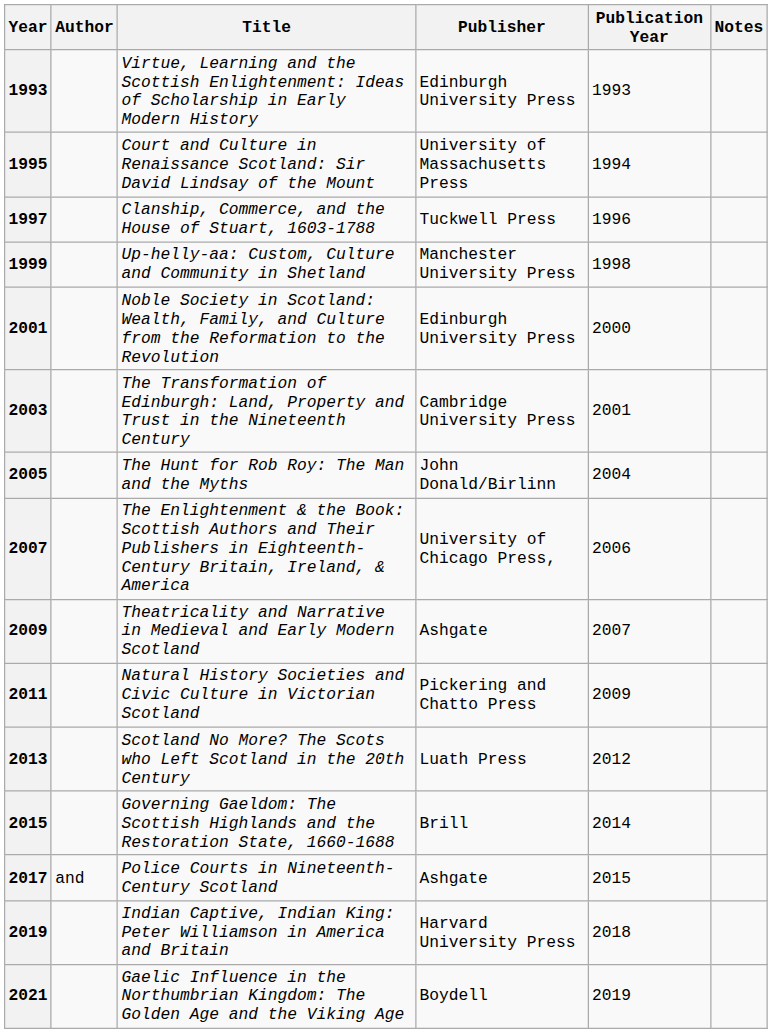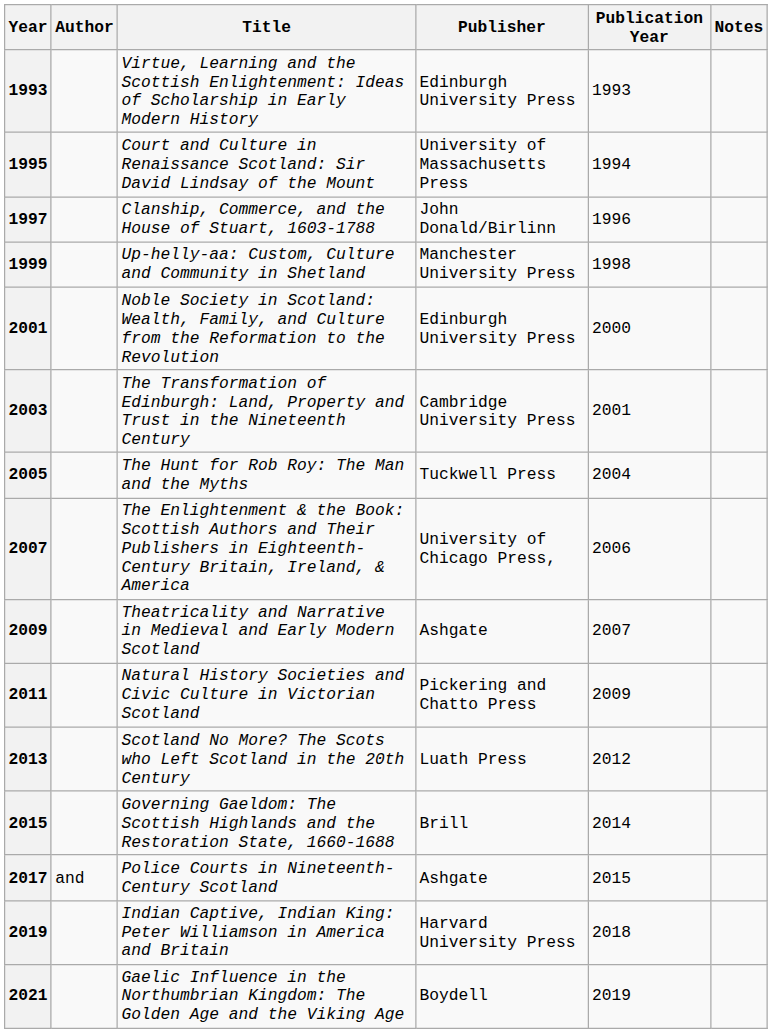(488, 219) Tuckwell Press -> (488, 219) John Donald/Birlinn
(488, 475) John Donald/Birlinn -> (488, 475) Tuckwell Press
